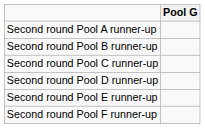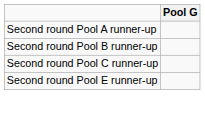- row: (82, 81)
- row: (82, 115)
